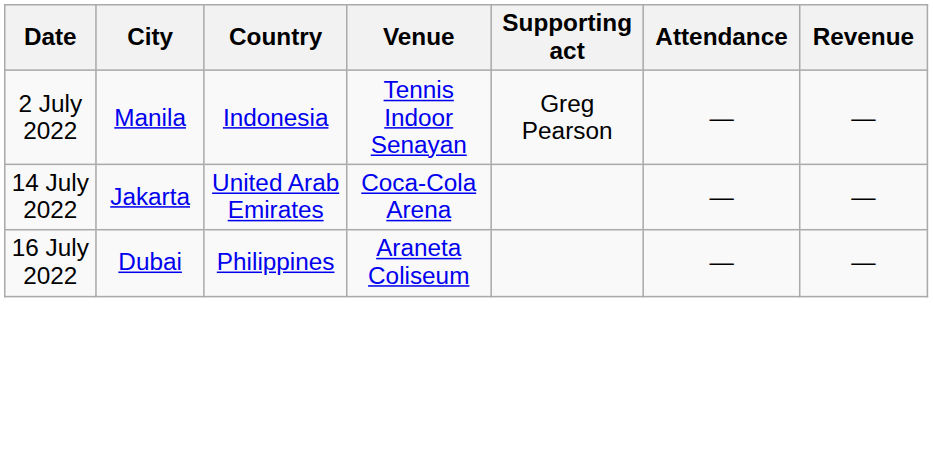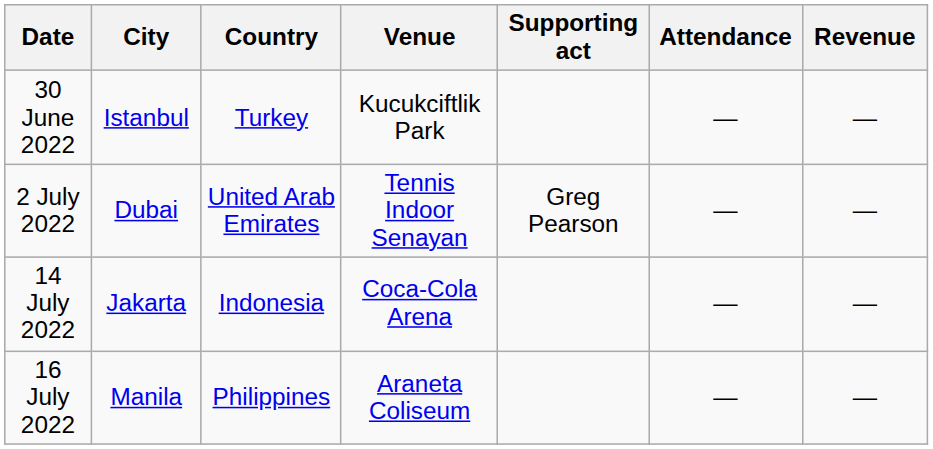+ row: (48, 117)
(150, 117) Manila -> (146, 210) Dubai
(276, 117) Indonesia -> (271, 210) United Arab Emirates
(276, 196) United Arab Emirates -> (271, 303) Indonesia
(150, 262) Dubai -> (146, 396) Manila
